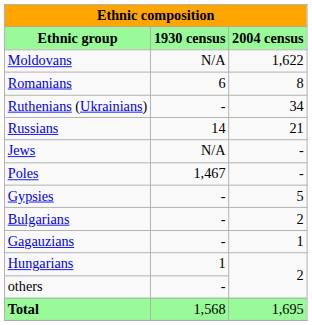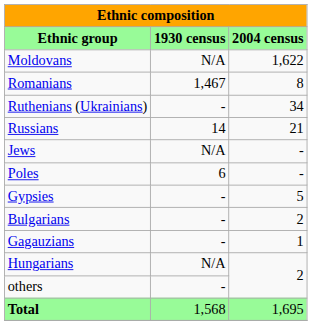(222, 83) 6 -> (209, 83) 1,467
(209, 173) 1,467 -> (222, 173) 6
(222, 264) 1 -> (213, 264) N/A
